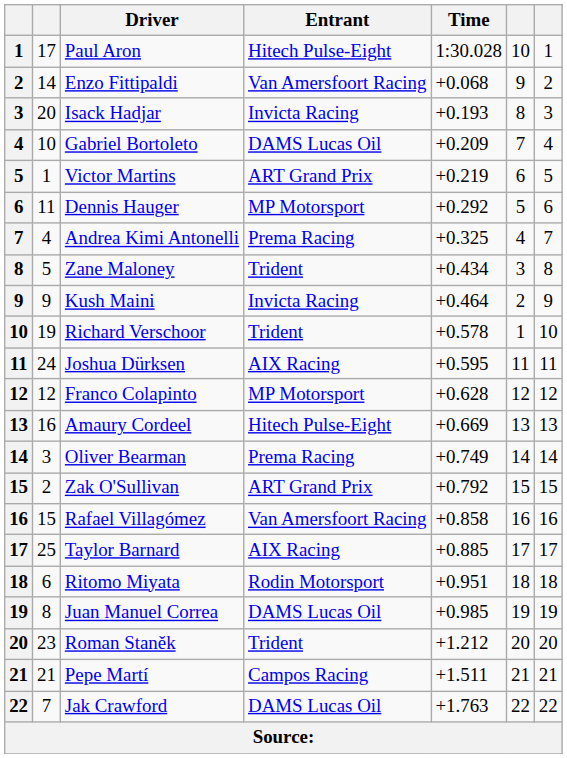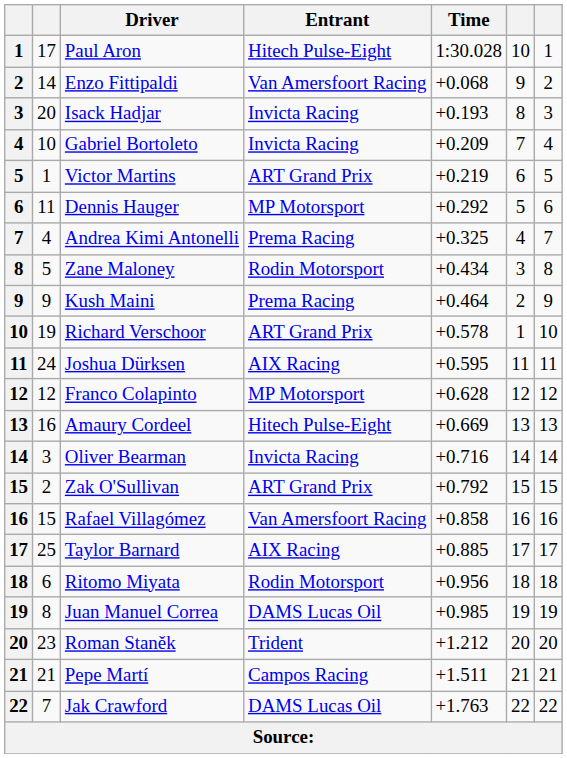(315, 144) DAMS Lucas Oil -> (303, 144) Invicta Racing
(276, 269) Trident -> (316, 269) Rodin Motorsport
(303, 300) Invicta Racing -> (301, 300) Prema Racing
(276, 331) Trident -> (310, 331) ART Grand Prix
(301, 456) Prema Racing -> (303, 456) Invicta Racing
(462, 456) +0.749 -> (462, 456) +0.716
(462, 581) +0.951 -> (462, 581) +0.956
